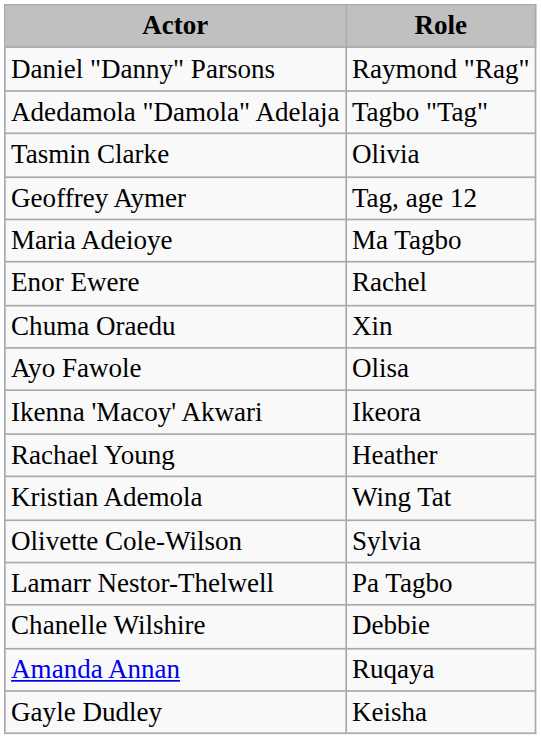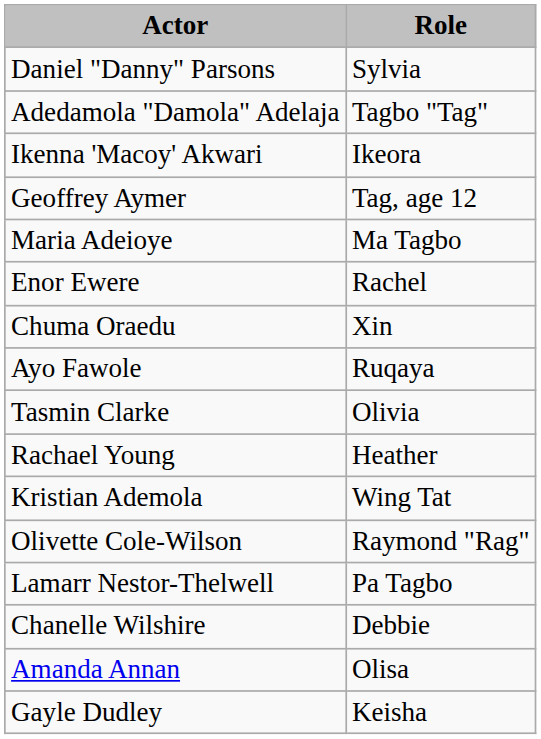(441, 68) Raymond "Rag" -> (387, 68) Sylvia
rows swapped: (90, 154) <-> (137, 411)
(381, 369) Olisa -> (393, 369) Ruqaya
(387, 540) Sylvia -> (441, 540) Raymond "Rag"
(393, 669) Ruqaya -> (381, 669) Olisa
